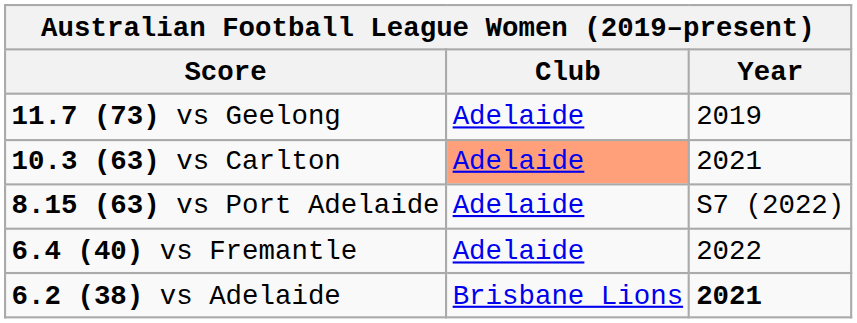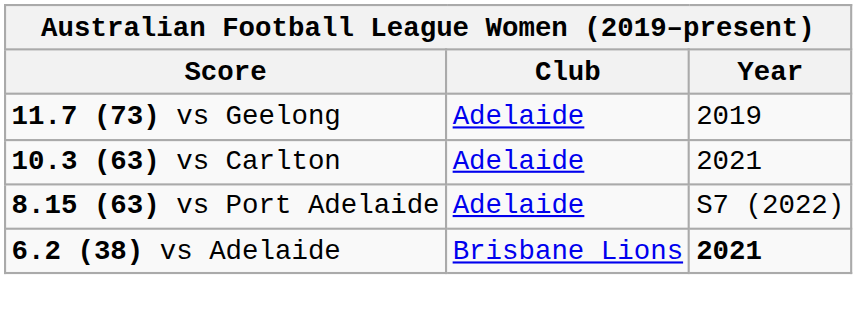(518, 162) lightsalmon background -> (518, 162) no background
- row: (184, 251)
